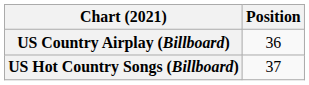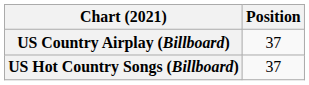(273, 42) 36 -> (273, 42) 37
